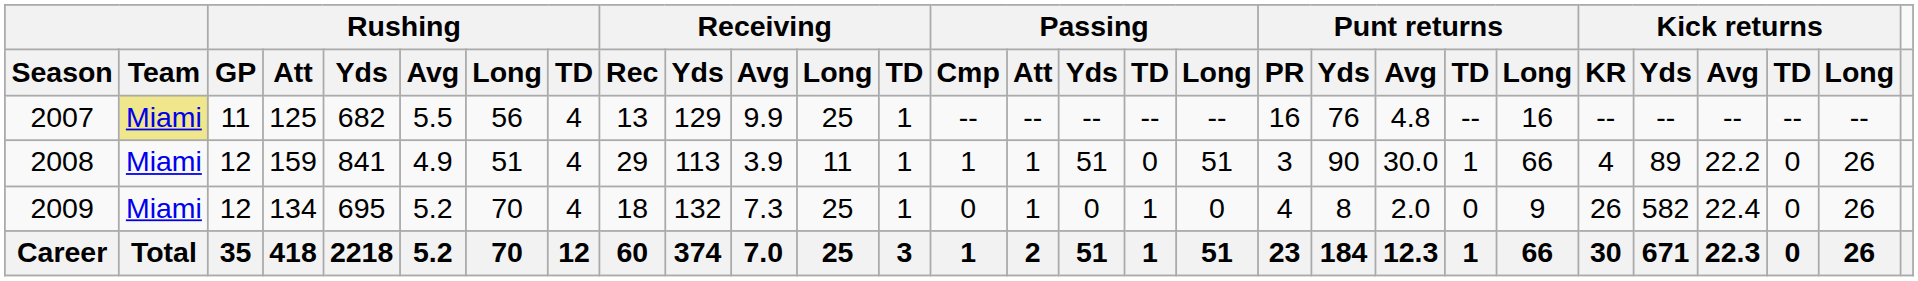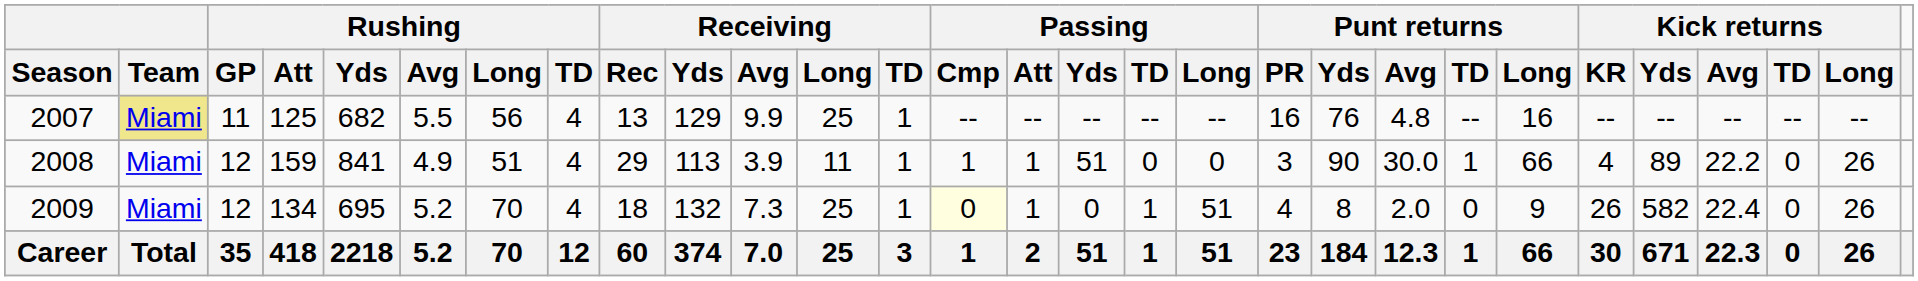(1217, 162) 51 -> (1217, 162) 0
(968, 207) no background -> (968, 207) lightyellow background
(1217, 207) 0 -> (1217, 207) 51
